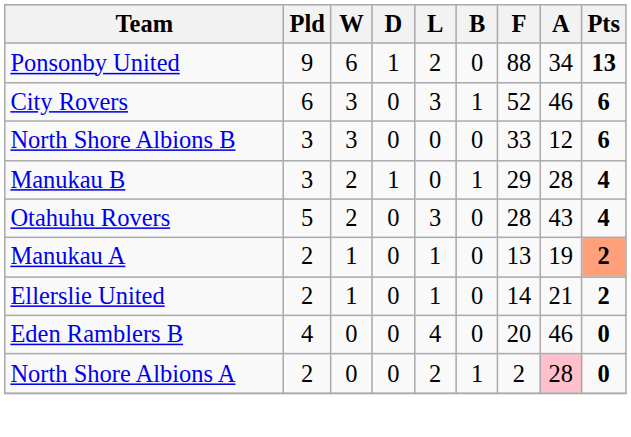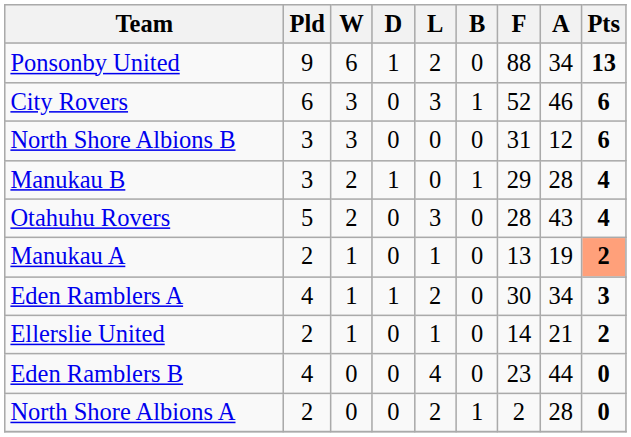(519, 140) 33 -> (519, 140) 31
+ row: (97, 295)
(519, 334) 20 -> (519, 373) 23
(561, 334) 46 -> (561, 373) 44
(561, 373) pink background -> (561, 412) no background
